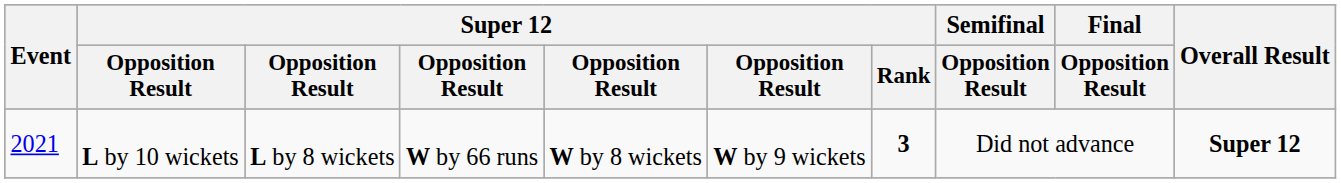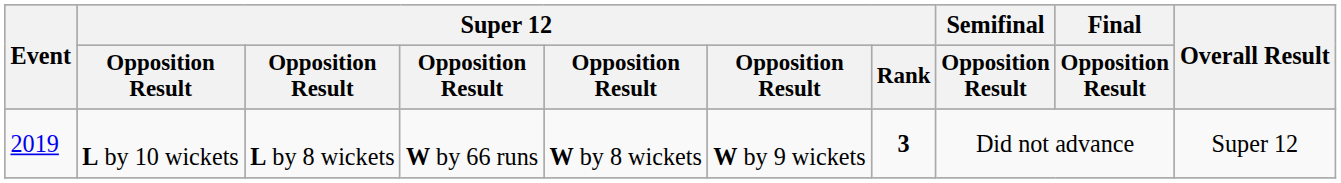(35, 143) 2021 -> (35, 143) 2019
(1255, 143) bold -> (1255, 143) normal
